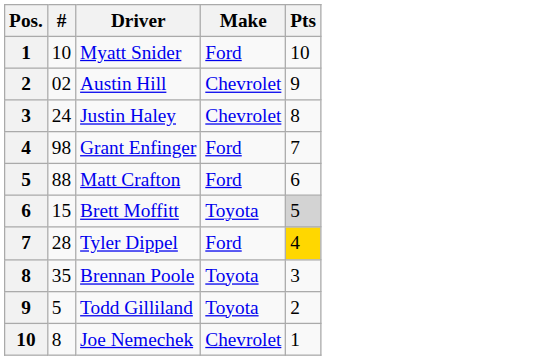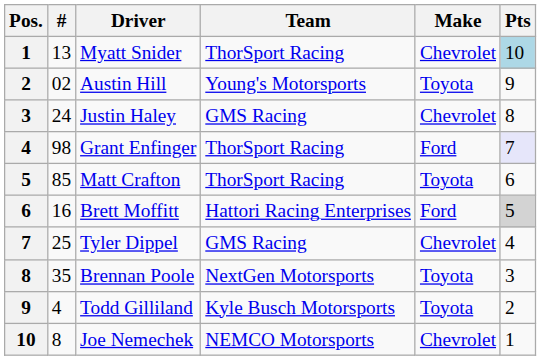+ column: (308, 20)
(61, 52) 10 -> (61, 52) 13
(224, 52) Ford -> (458, 52) Chevrolet
(300, 52) no background -> (515, 52) lightblue background
(243, 84) Chevrolet -> (447, 84) Toyota
(295, 147) no background -> (510, 147) lavender background
(61, 179) 88 -> (61, 179) 85
(224, 179) Ford -> (447, 179) Toyota
(61, 211) 15 -> (61, 211) 16
(232, 211) Toyota -> (438, 211) Ford
(61, 243) 28 -> (61, 243) 25
(224, 243) Ford -> (458, 243) Chevrolet
(295, 243) gold background -> (510, 243) no background
(57, 307) 5 -> (57, 307) 4
